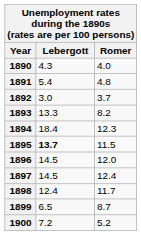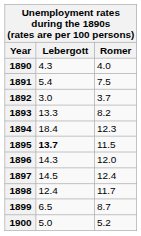(104, 81) 4.8 -> (104, 81) 7.5
(48, 160) 14.5 -> (48, 160) 14.3
(45, 223) 7.2 -> (45, 223) 5.0
